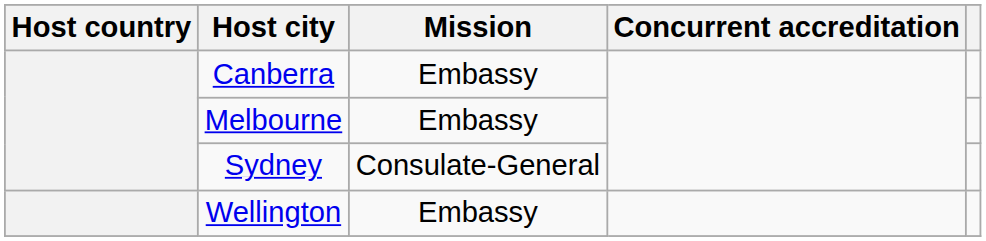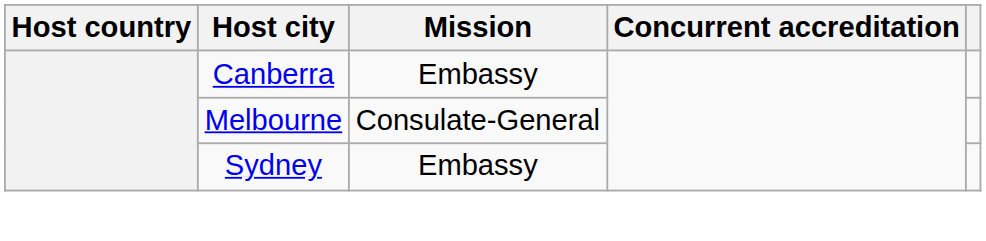(478, 119) Embassy -> (478, 119) Consulate-General
(478, 166) Consulate-General -> (478, 166) Embassy
- row: (273, 212)
